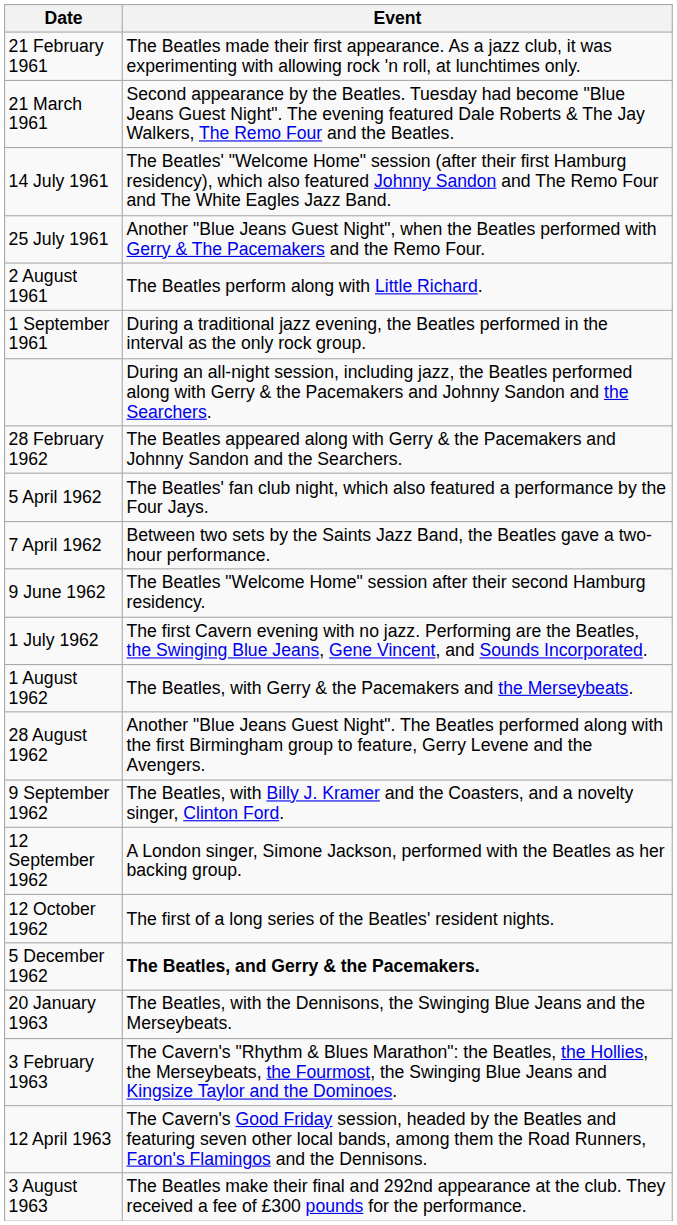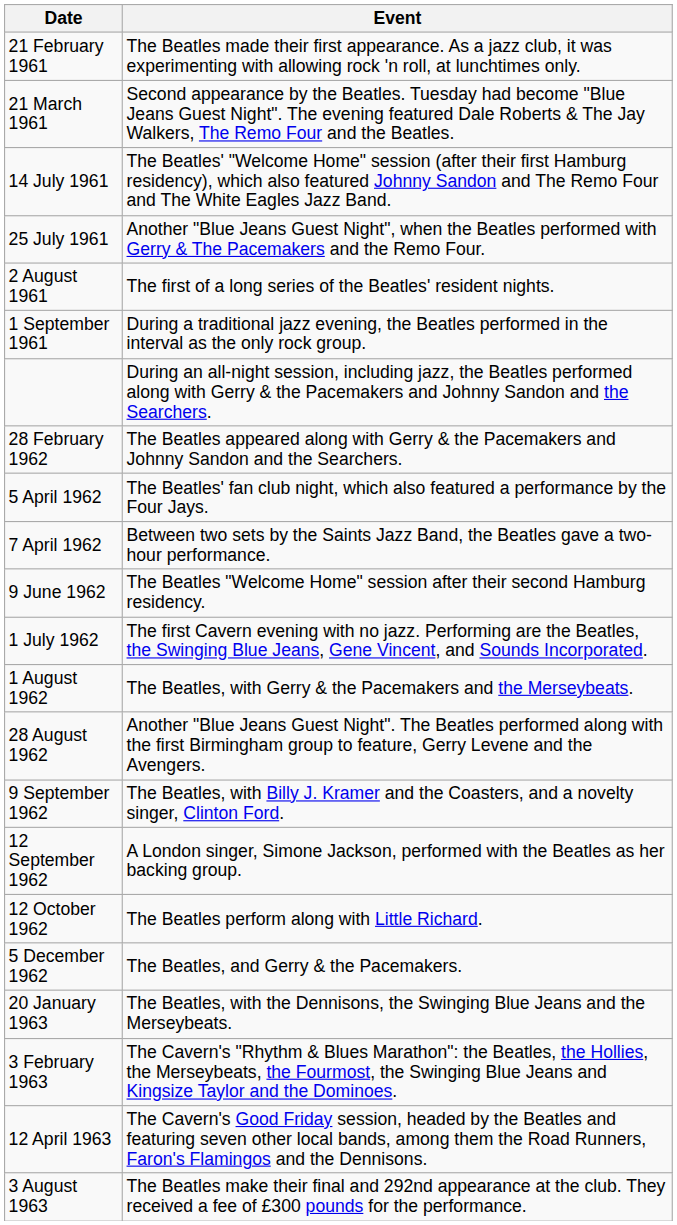(305, 286) The Beatles perform along with Little Richard. -> (341, 286) The first of a long series of the Beatles' resident nights.
(341, 918) The first of a long series of the Beatles' resident nights. -> (305, 918) The Beatles perform along with Little Richard.
(303, 966) bold -> (294, 966) normal
